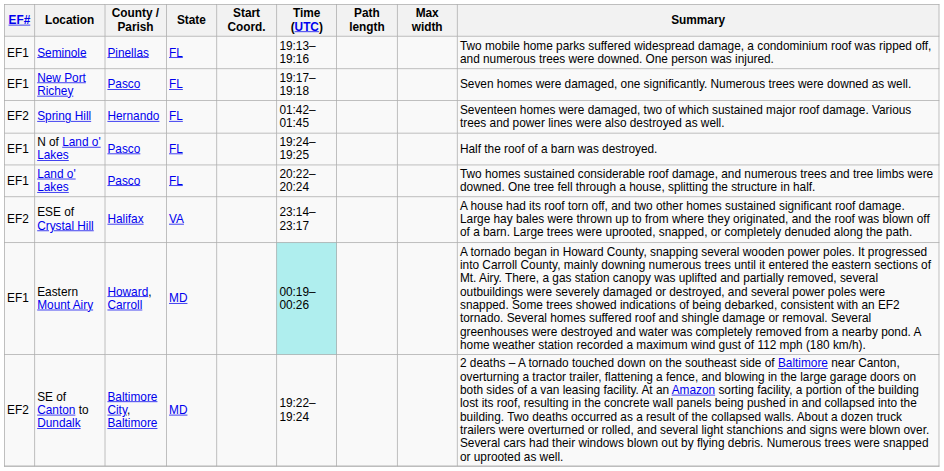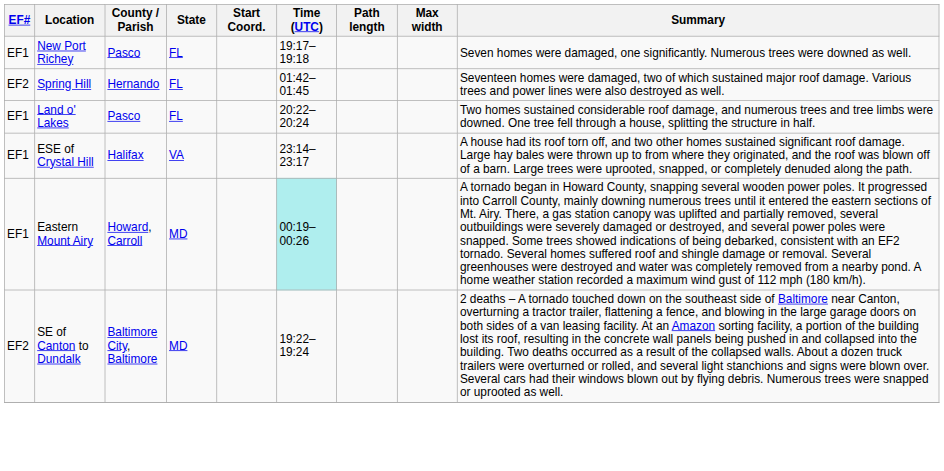- row: (62, 52)
- row: (69, 148)
(18, 219) EF2 -> (18, 155) EF1
